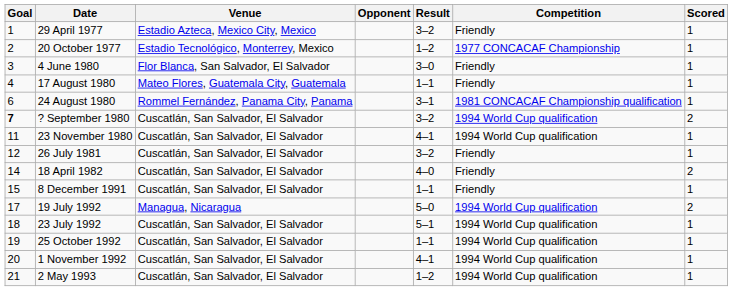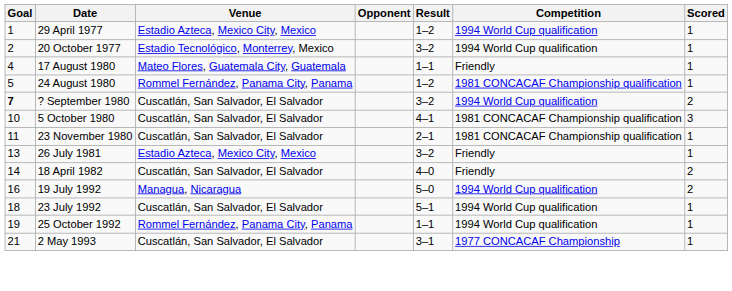(425, 31) 3–2 -> (425, 31) 1–2
(475, 31) Friendly -> (526, 31) 1994 World Cup qualification
(425, 48) 1–2 -> (425, 48) 3–2
(537, 48) 1977 CONCACAF Championship -> (526, 48) 1994 World Cup qualification
- row: (68, 66)
(11, 101) 6 -> (11, 84) 5
(425, 101) 3–1 -> (425, 84) 1–2
+ row: (76, 119)
(425, 136) 4–1 -> (425, 136) 2–1
(526, 136) 1994 World Cup qualification -> (568, 136) 1981 CONCACAF Championship qualification
(14, 154) 12 -> (14, 154) 13
(230, 154) Cuscatlán, San Salvador, El Salvador -> (227, 154) Estadio Azteca, Mexico City, Mexico
- row: (82, 189)
(14, 207) 17 -> (14, 189) 16
(230, 242) Cuscatlán, San Salvador, El Salvador -> (245, 224) Rommel Fernández, Panama City, Panama
- row: (82, 259)
(425, 277) 1–2 -> (425, 242) 3–1
(526, 277) 1994 World Cup qualification -> (537, 242) 1977 CONCACAF Championship
